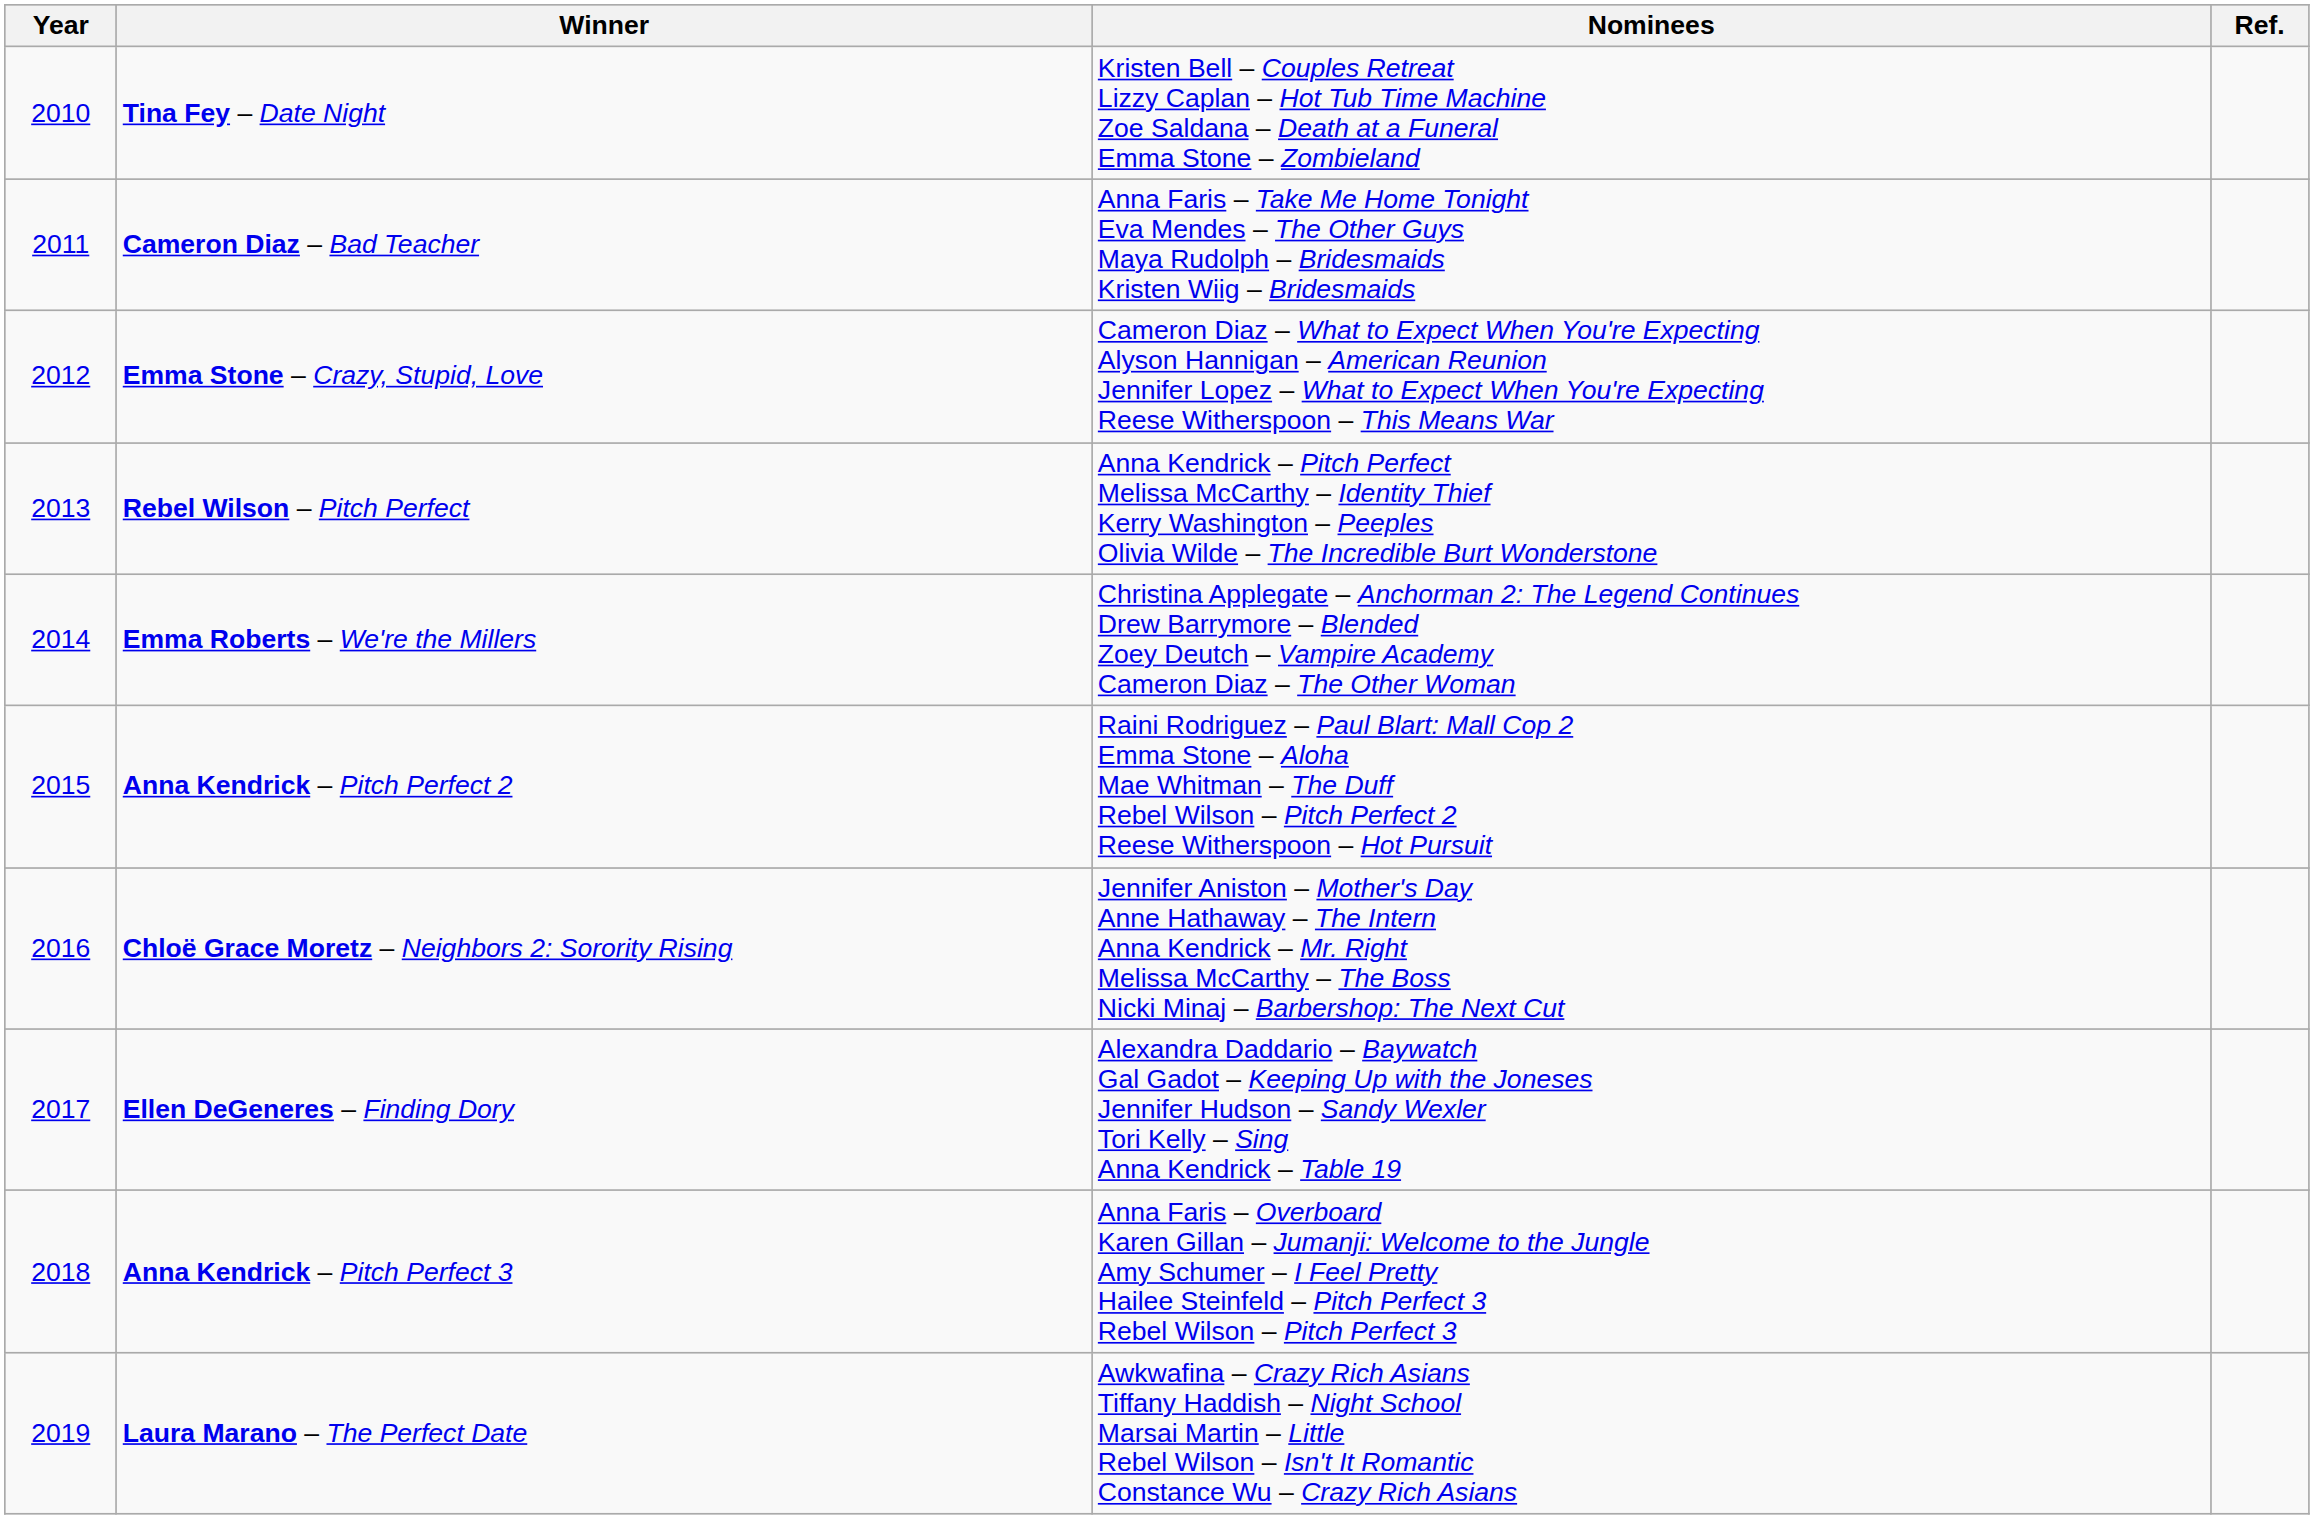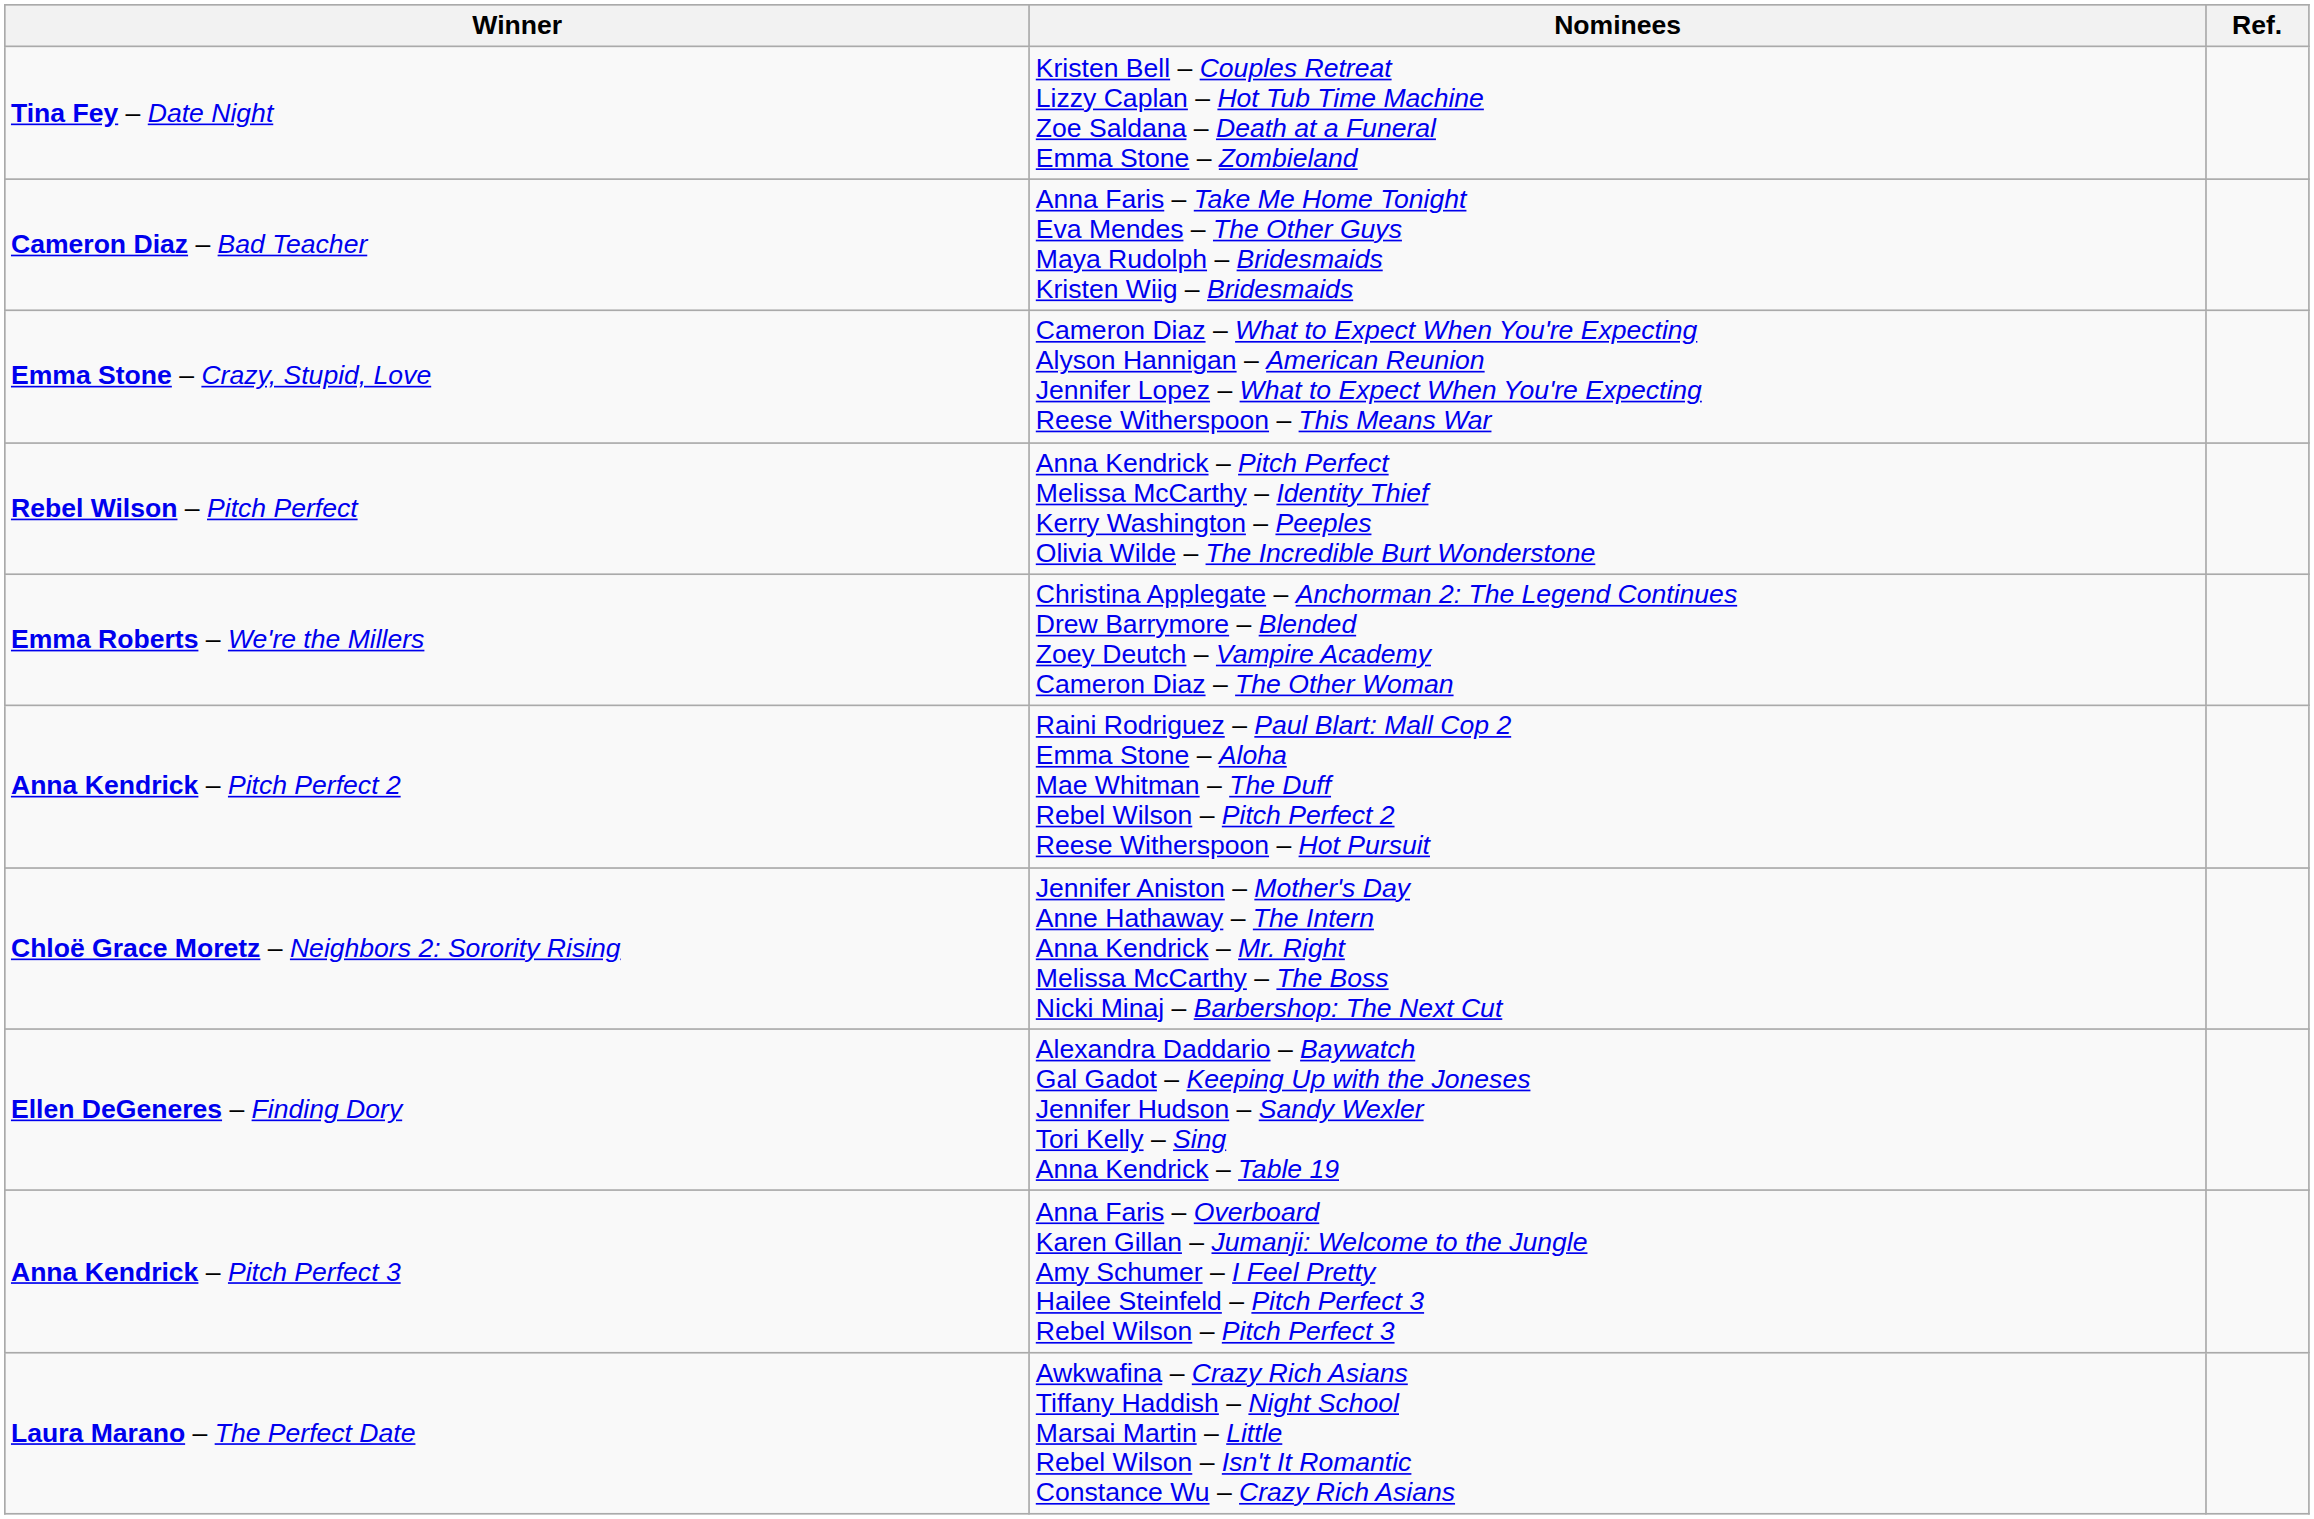- column: (61, 25)
